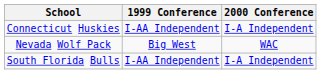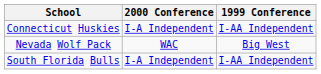columns swapped: (172, 12) <-> (269, 12)
